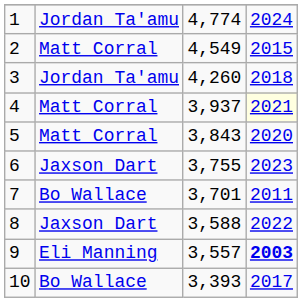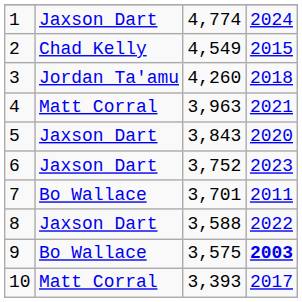(109, 19) Jordan Ta'amu -> (98, 19) Jaxson Dart
(98, 49) Matt Corral -> (93, 49) Chad Kelly
(214, 107) 3,937 -> (214, 107) 3,963
(271, 107) lightyellow background -> (271, 107) no background
(98, 136) Matt Corral -> (98, 136) Jaxson Dart
(214, 166) 3,755 -> (214, 166) 3,752
(98, 253) Eli Manning -> (93, 253) Bo Wallace
(214, 253) 3,557 -> (214, 253) 3,575
(93, 282) Bo Wallace -> (98, 282) Matt Corral
